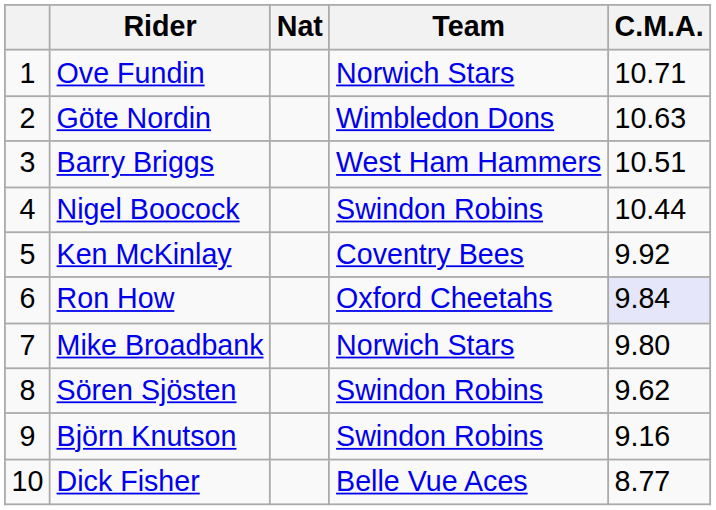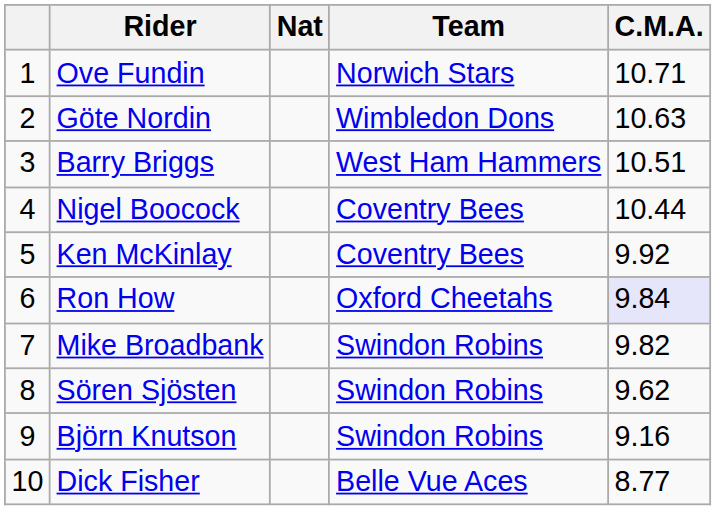(440, 208) Swindon Robins -> (430, 208) Coventry Bees
(425, 345) Norwich Stars -> (440, 345) Swindon Robins
(642, 345) 9.80 -> (642, 345) 9.82
